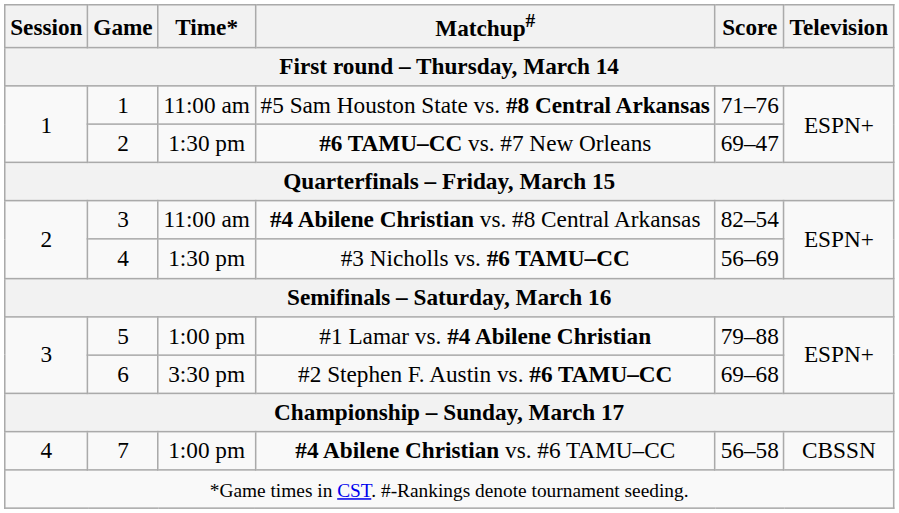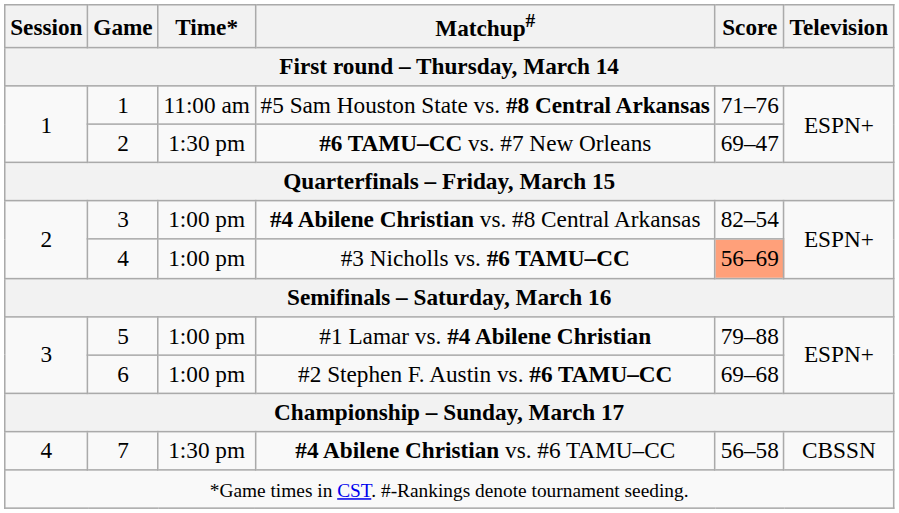(207, 220) 11:00 am -> (207, 220) 1:00 pm
(207, 258) 1:30 pm -> (207, 258) 1:00 pm
(750, 258) no background -> (750, 258) lightsalmon background
(207, 373) 3:30 pm -> (207, 373) 1:00 pm
(207, 450) 1:00 pm -> (207, 450) 1:30 pm
